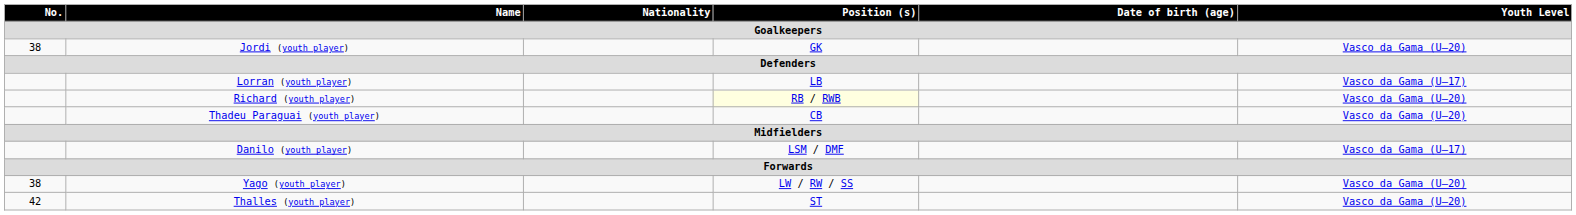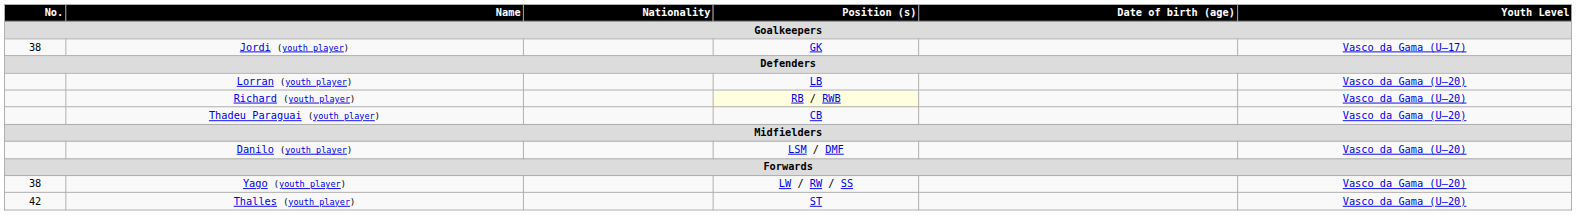(1405, 47) Vasco da Gama (U–20) -> (1405, 47) Vasco da Gama (U–17)
(1405, 82) Vasco da Gama (U–17) -> (1405, 82) Vasco da Gama (U–20)
(1405, 150) Vasco da Gama (U–17) -> (1405, 150) Vasco da Gama (U–20)
